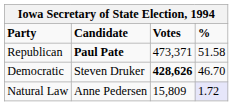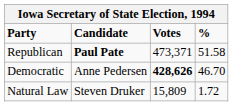(109, 71) Steven Druker -> (111, 71) Anne Pedersen
(111, 91) Anne Pedersen -> (109, 91) Steven Druker
(209, 91) lavender background -> (209, 91) no background
